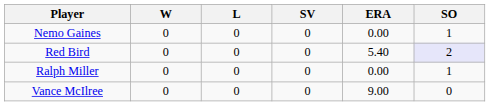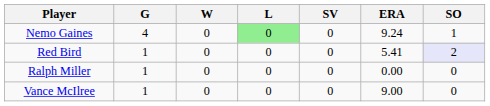+ column: (145, 14)
(237, 33) no background -> (268, 33) lightgreen background
(378, 33) 0.00 -> (392, 33) 9.24
(378, 52) 5.40 -> (392, 52) 5.41
(449, 71) 1 -> (454, 71) 0
